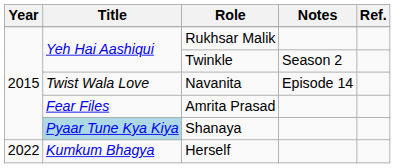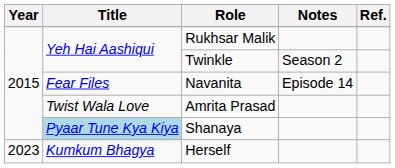(98, 83) Twist Wala Love -> (78, 83) Fear Files
(78, 106) Fear Files -> (98, 106) Twist Wala Love
(24, 151) 2022 -> (24, 151) 2023
